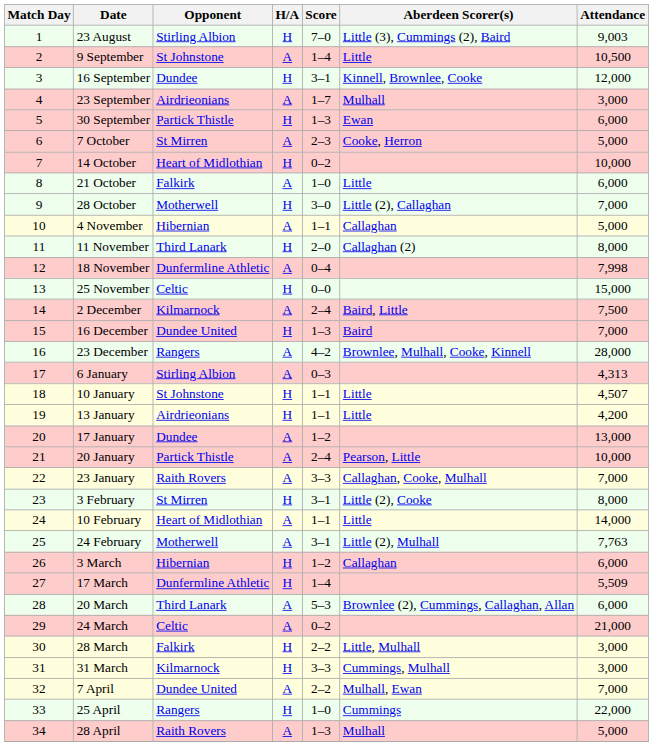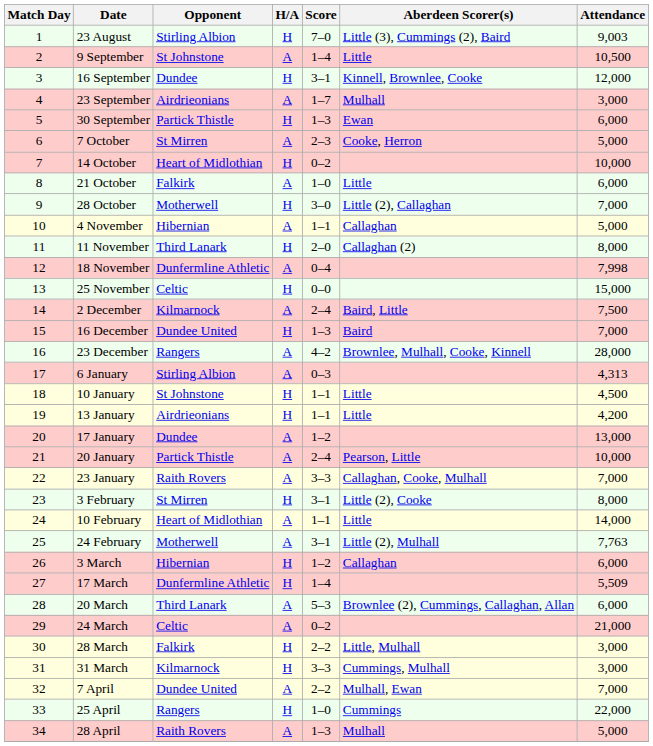(613, 394) 4,507 -> (613, 394) 4,500
